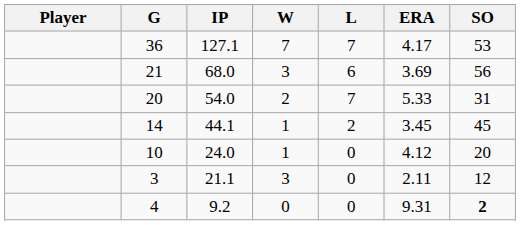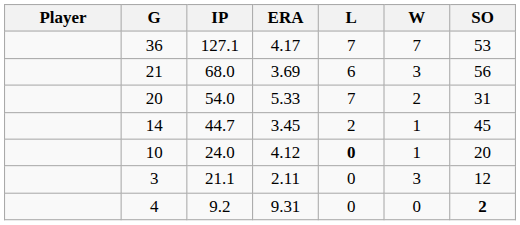columns swapped: (285, 17) <-> (417, 17)
(220, 125) 44.1 -> (220, 125) 44.7
(351, 152) normal -> (351, 152) bold
